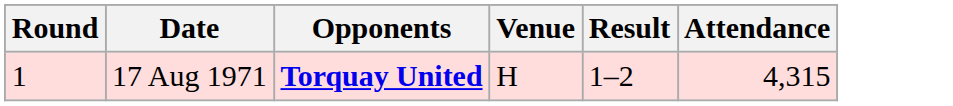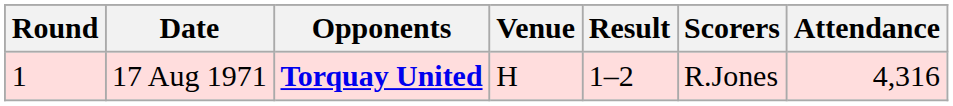+ column: (732, 28)
(797, 75) 4,315 -> (906, 75) 4,316
